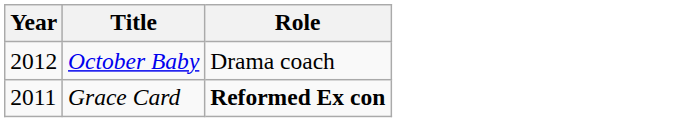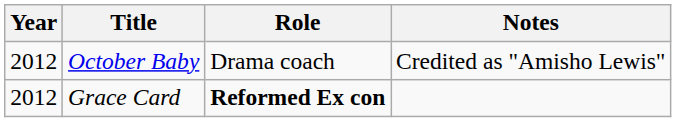+ column: (531, 23)
(33, 97) 2011 -> (34, 97) 2012
